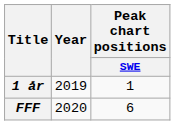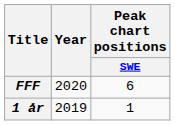rows swapped: (28, 87) <-> (28, 109)
